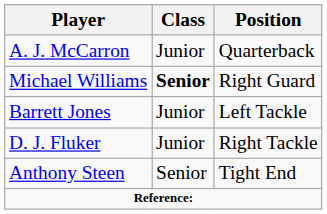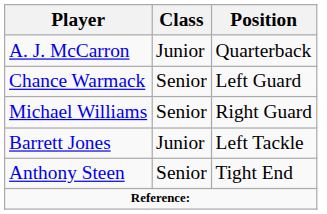+ row: (77, 81)
(183, 81) bold -> (181, 111) normal
- row: (55, 142)
